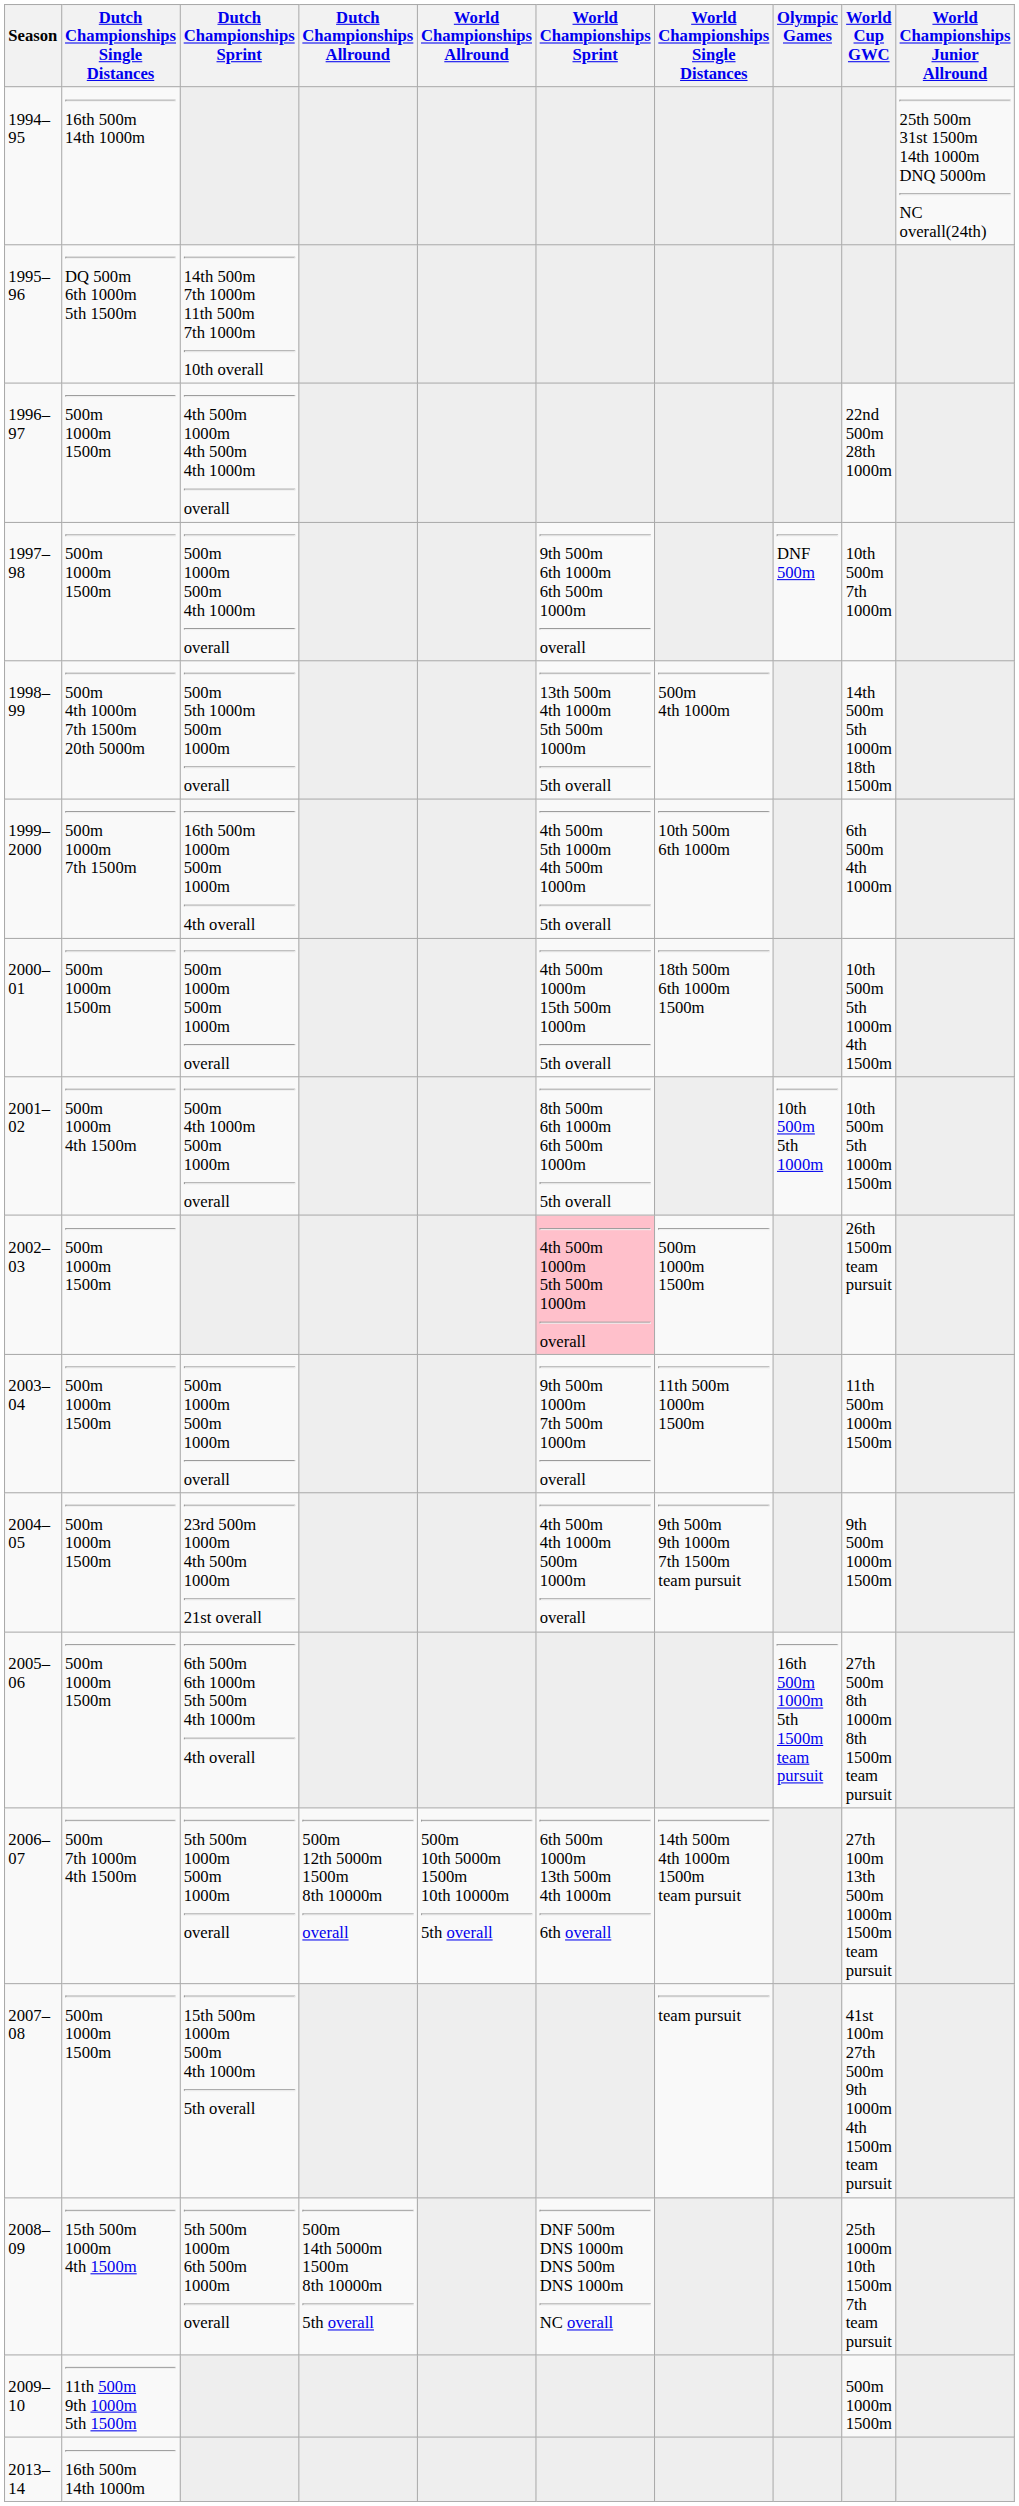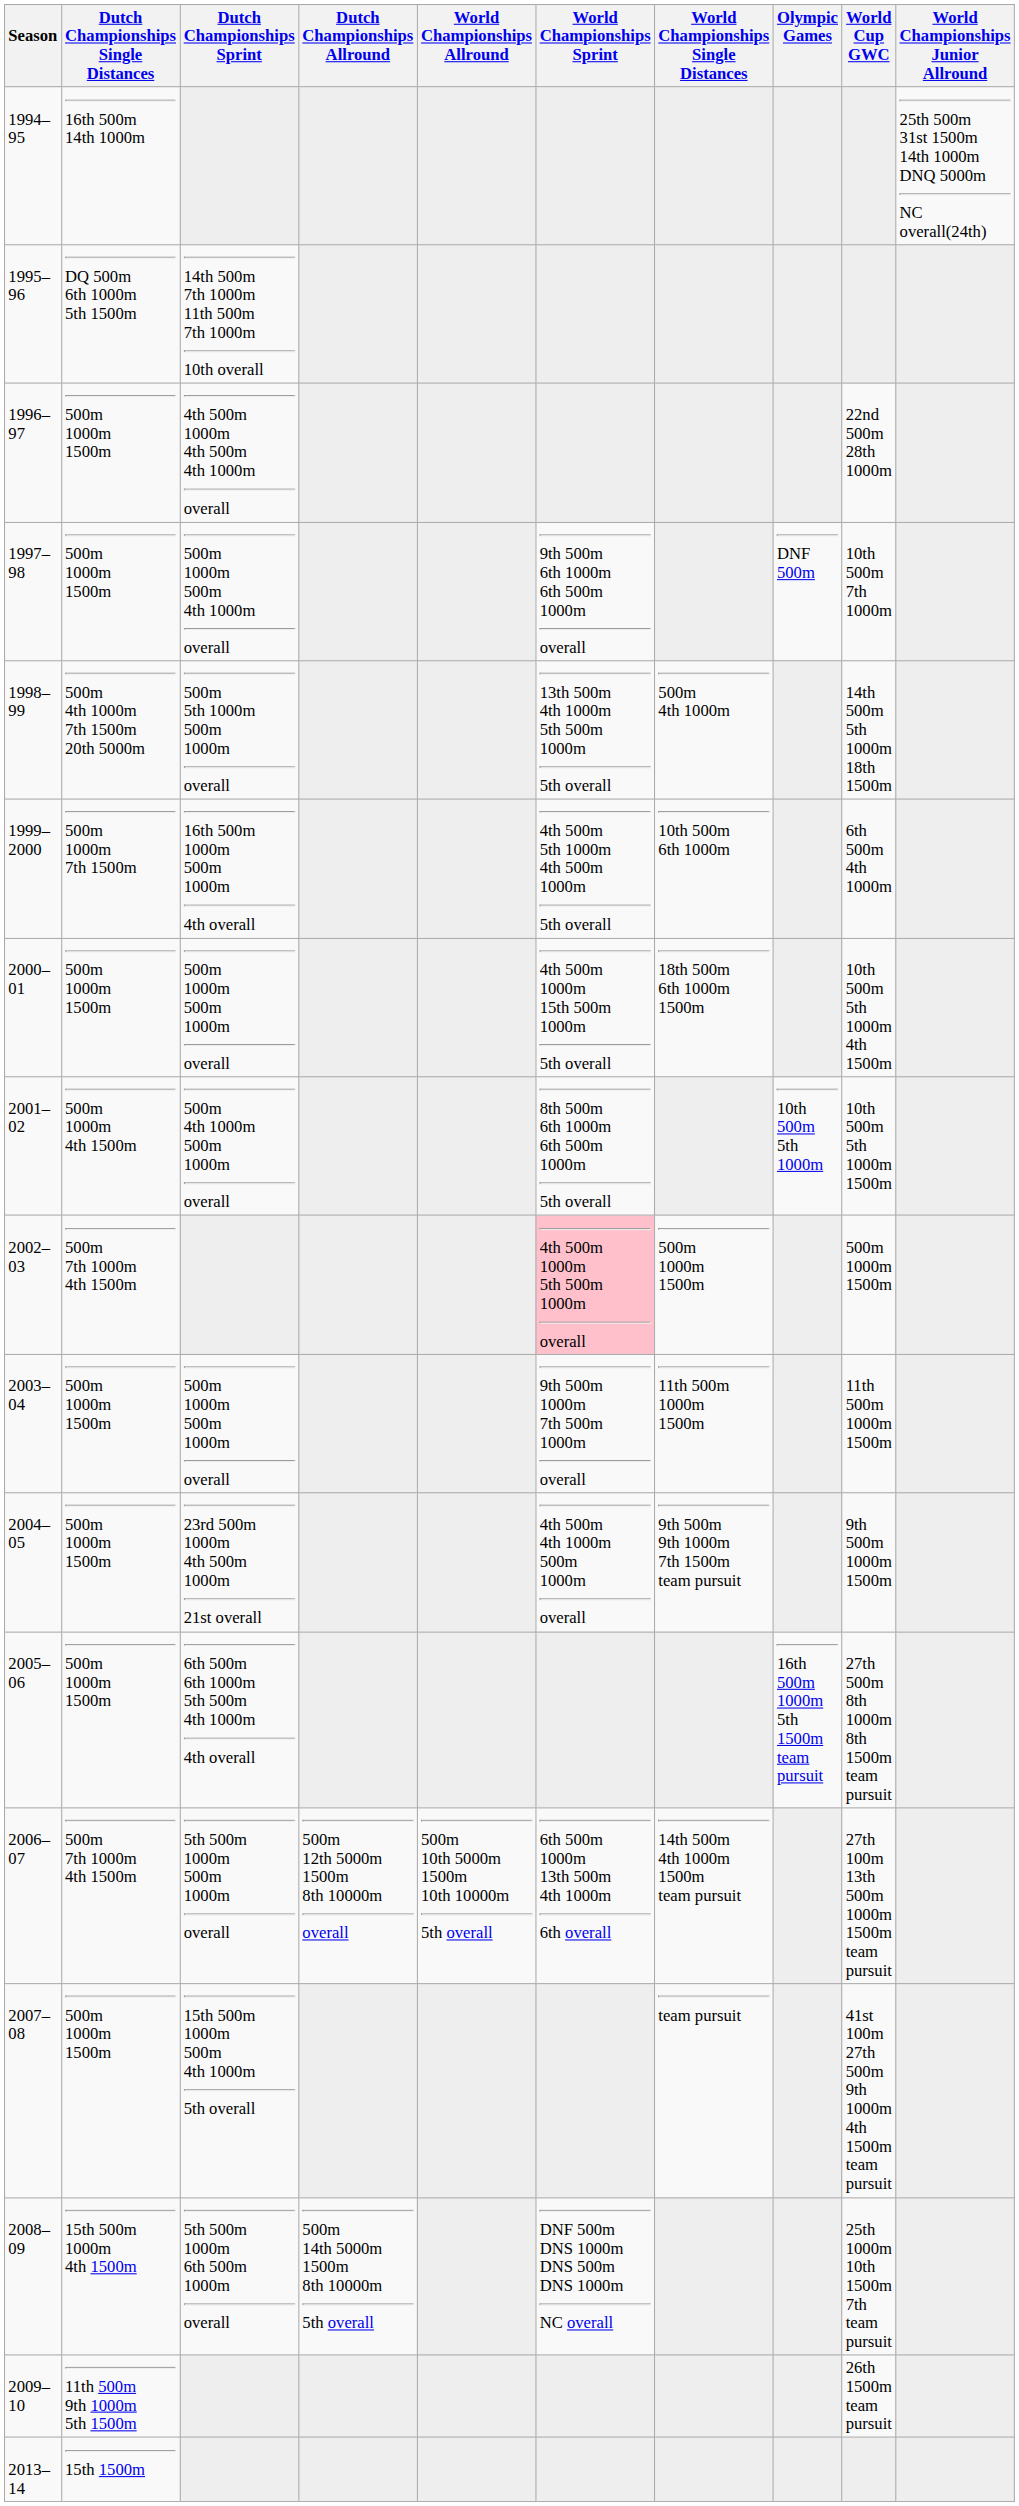(121, 1260) 500m 1000m 1500m -> (121, 1260) 500m 7th 1000m 4th 1500m
(869, 1256) 26th 1500m team pursuit -> (869, 1266) 500m 1000m 1500m
(869, 2405) 500m 1000m 1500m -> (869, 2396) 26th 1500m team pursuit
(121, 2473) 16th 500m 14th 1000m -> (121, 2464) 15th 1500m
